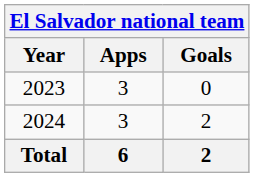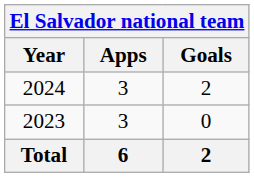rows swapped: (44, 88) <-> (44, 121)
